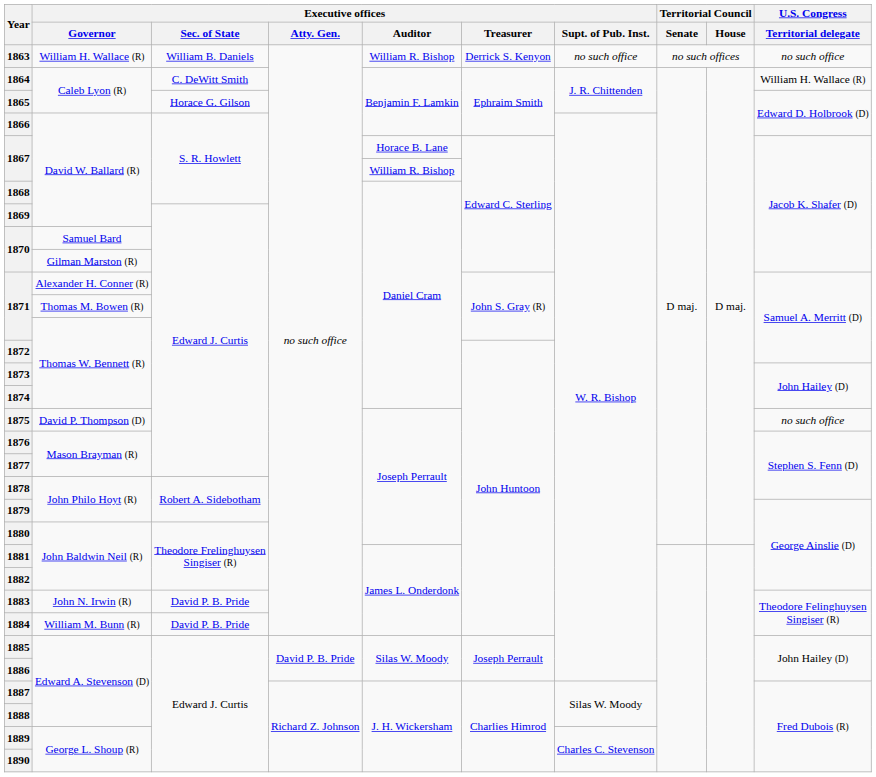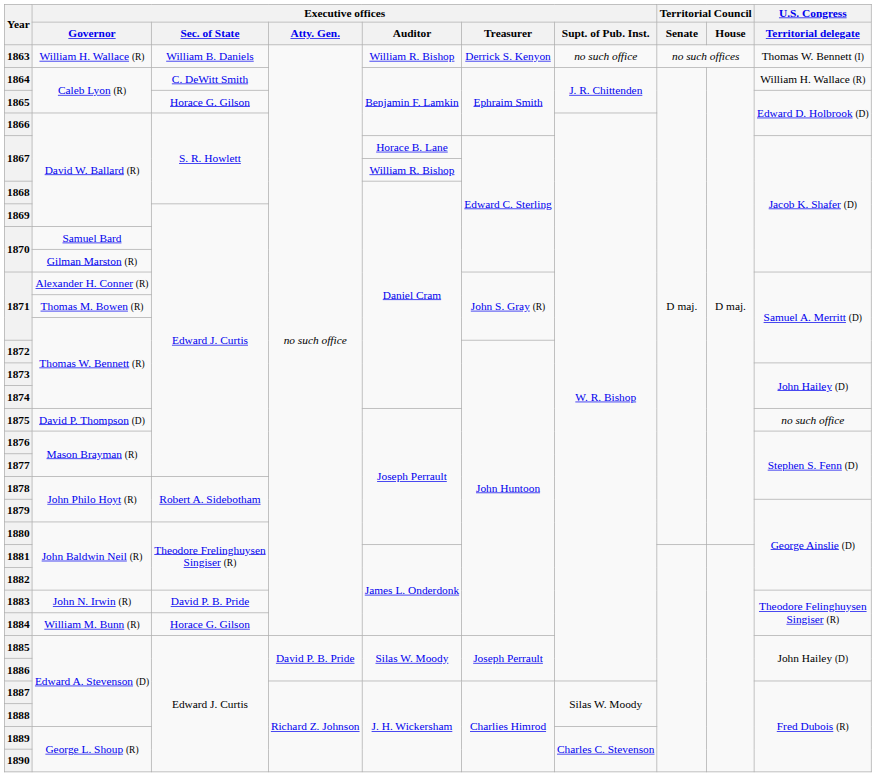(813, 56) no such office -> (813, 56) Thomas W. Bennett (I)
(210, 624) David P. B. Pride -> (210, 624) Horace G. Gilson
